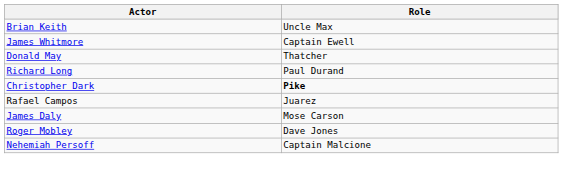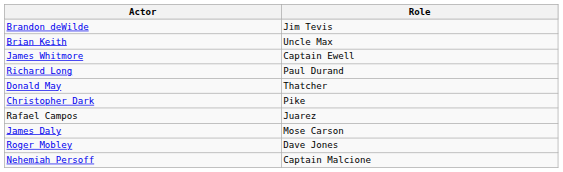+ row: (48, 27)
rows swapped: (39, 71) <-> (34, 56)
(294, 86) bold -> (294, 101) normal
